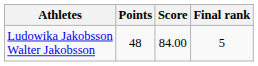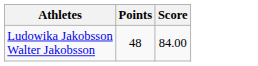- column: (222, 15)
